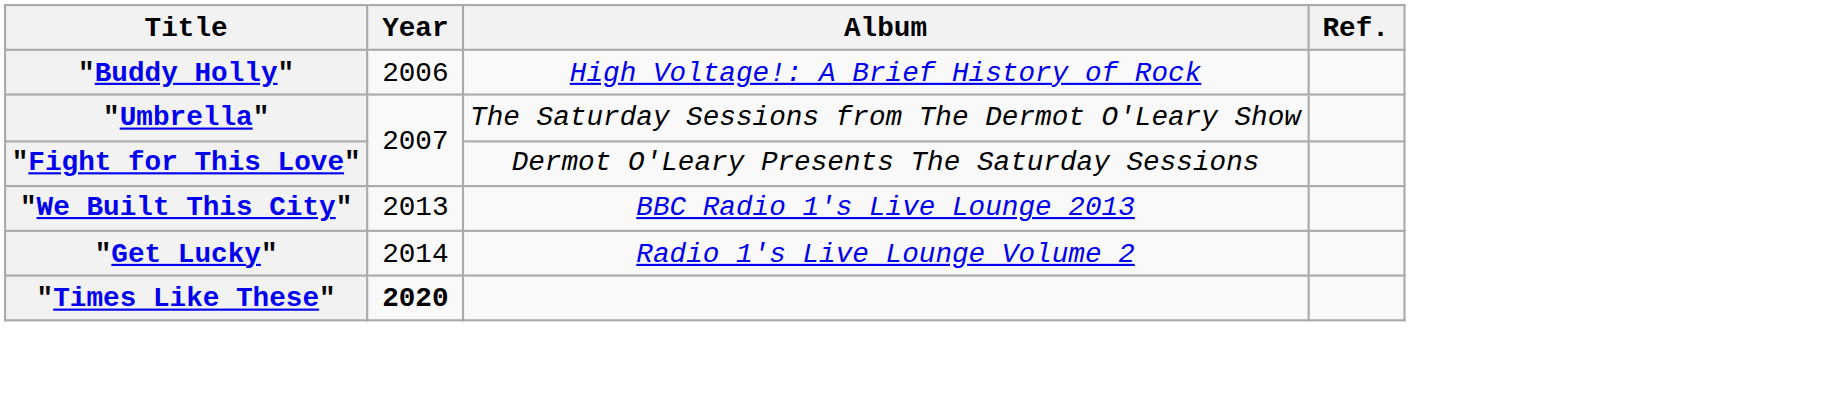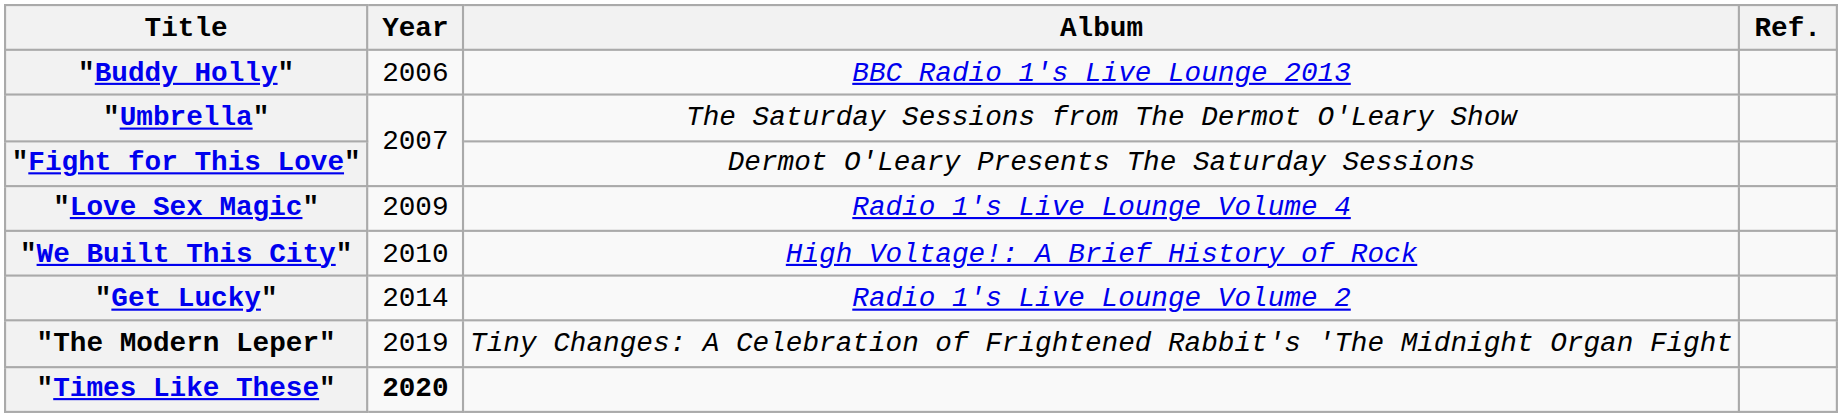(886, 73) High Voltage!: A Brief History of Rock -> (1102, 73) BBC Radio 1's Live Lounge 2013
+ row: (186, 208)
(415, 208) 2013 -> (415, 253) 2010
(886, 208) BBC Radio 1's Live Lounge 2013 -> (1102, 253) High Voltage!: A Brief History of Rock
+ row: (186, 344)
